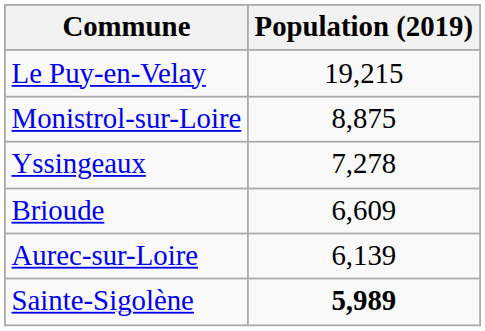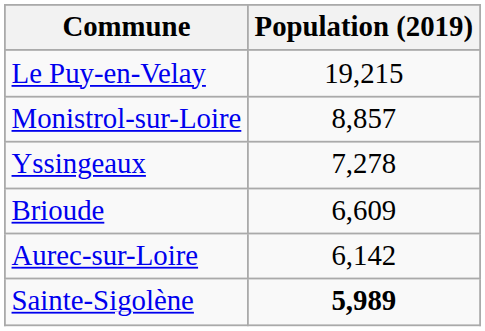(364, 118) 8,875 -> (364, 118) 8,857
(364, 255) 6,139 -> (364, 255) 6,142
